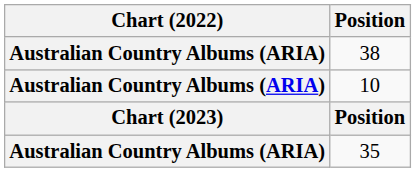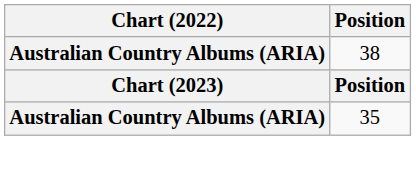- row: (370, 85)
